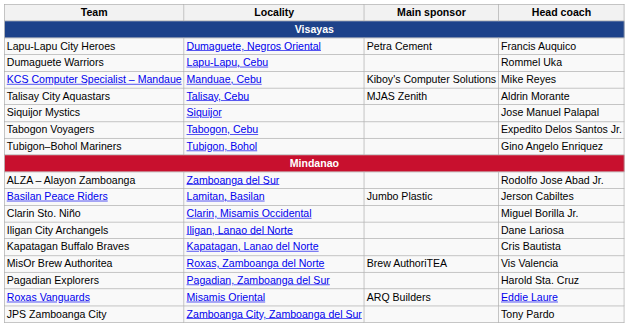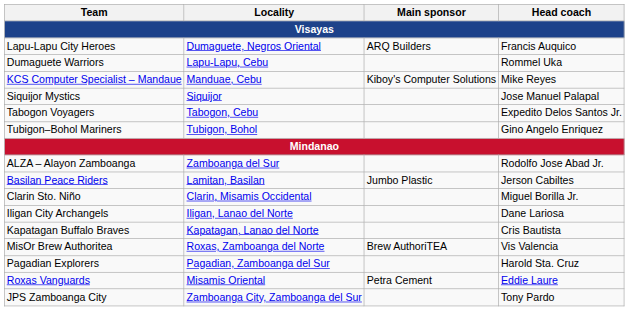(399, 46) Petra Cement -> (399, 46) ARQ Builders
- row: (58, 96)
(399, 297) ARQ Builders -> (399, 280) Petra Cement
